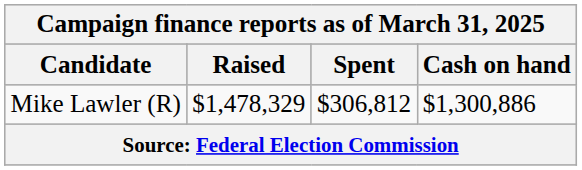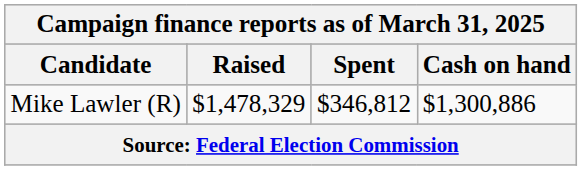(364, 104) $306,812 -> (364, 104) $346,812
